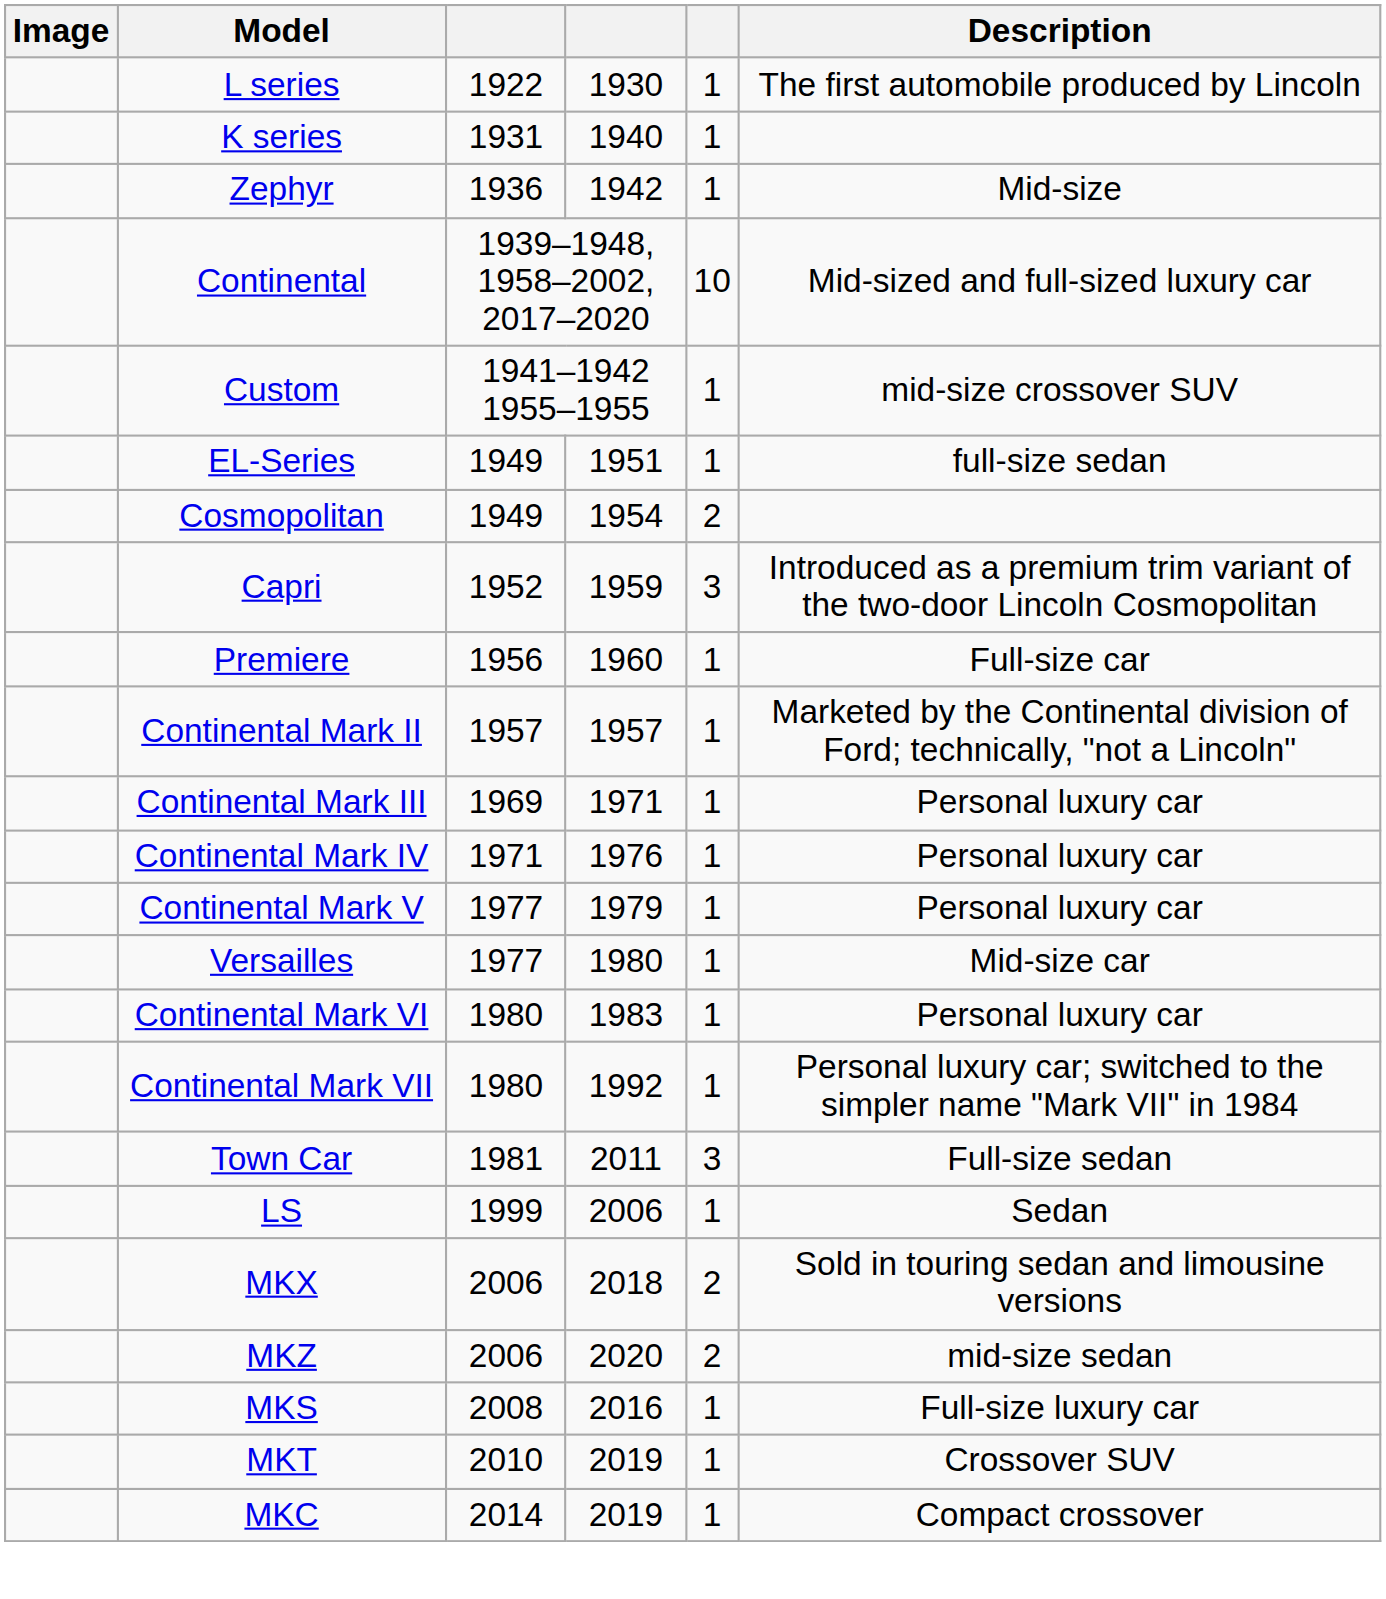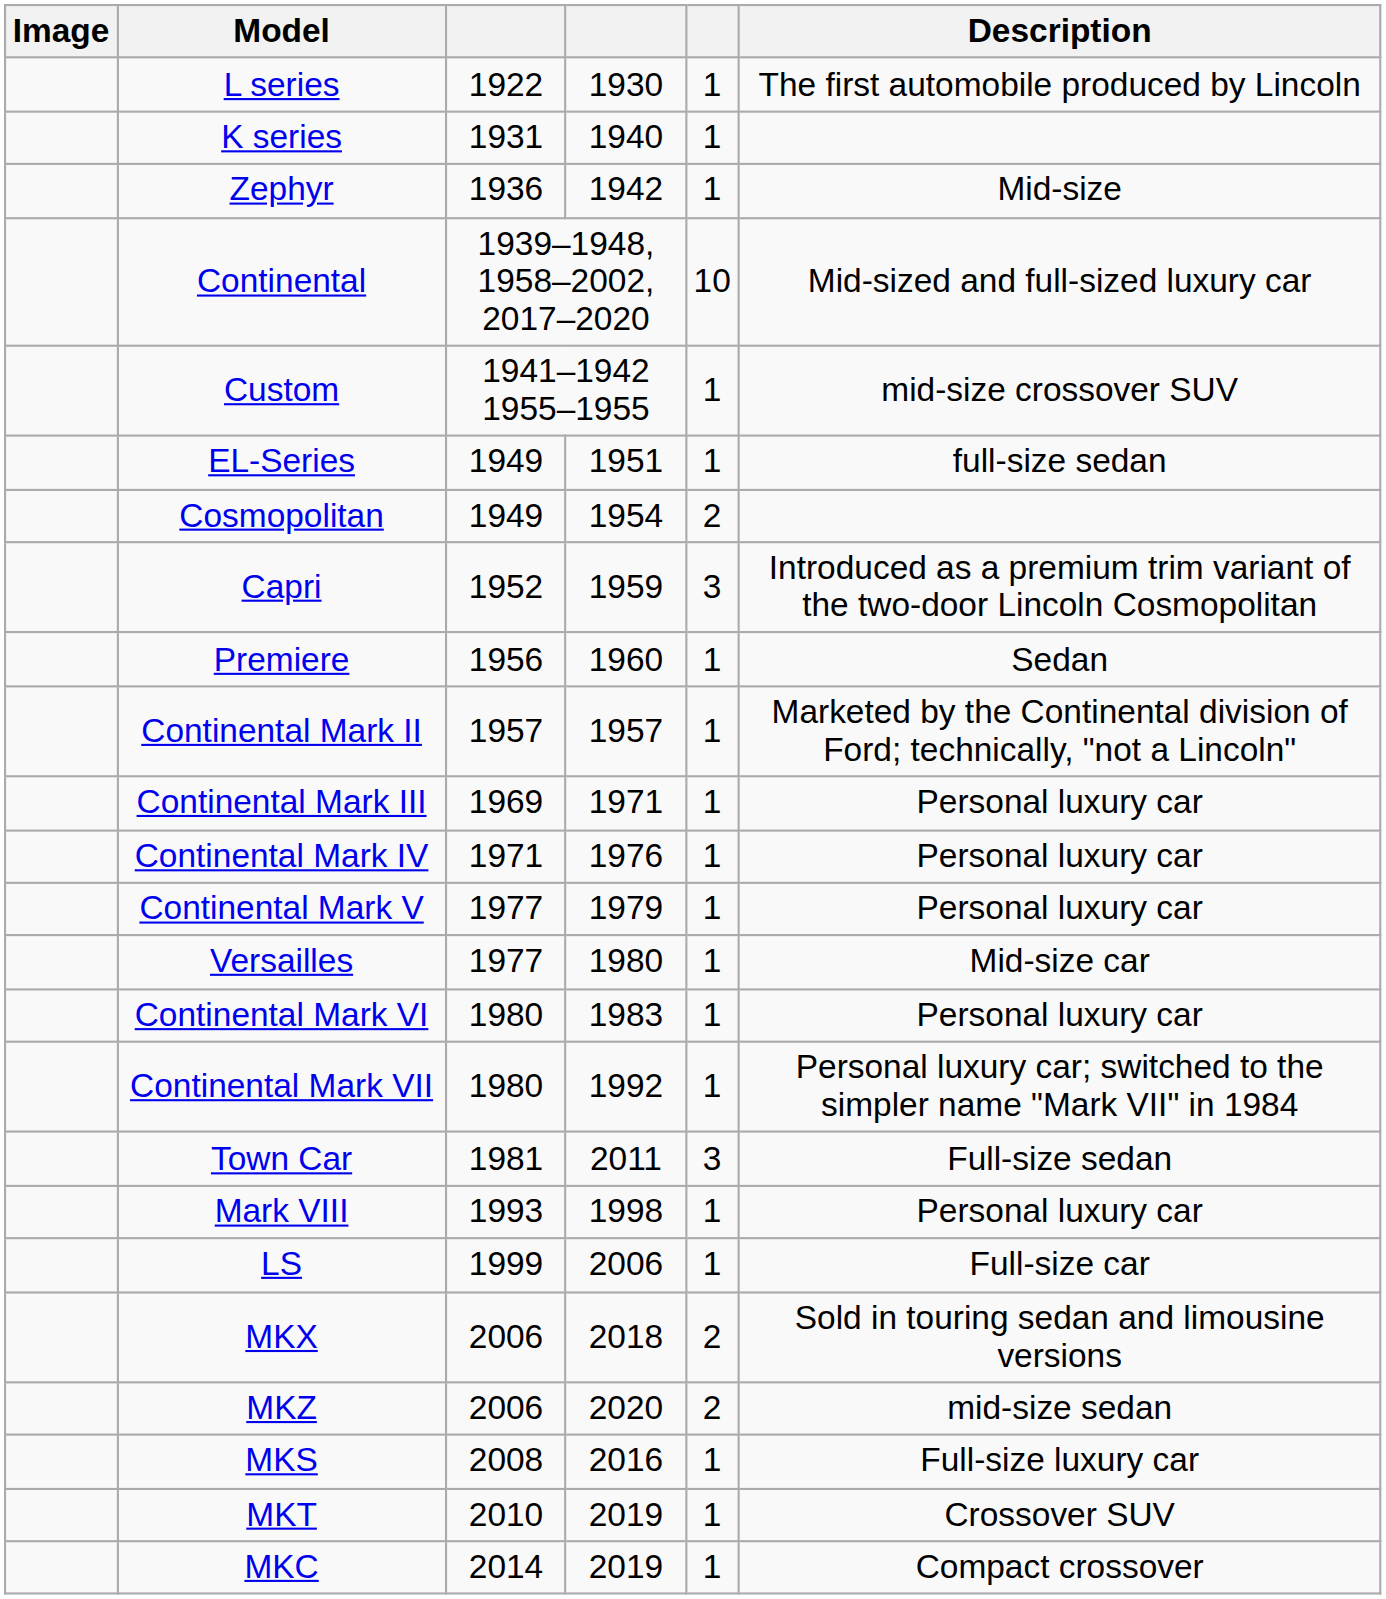(1060, 658) Full-size car -> (1060, 658) Sedan
+ row: (282, 1211)
(1060, 1211) Sedan -> (1060, 1264) Full-size car
